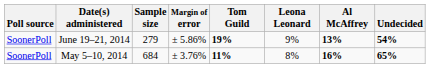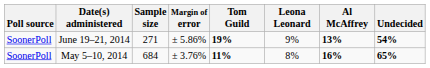(150, 39) 279 -> (150, 39) 271
